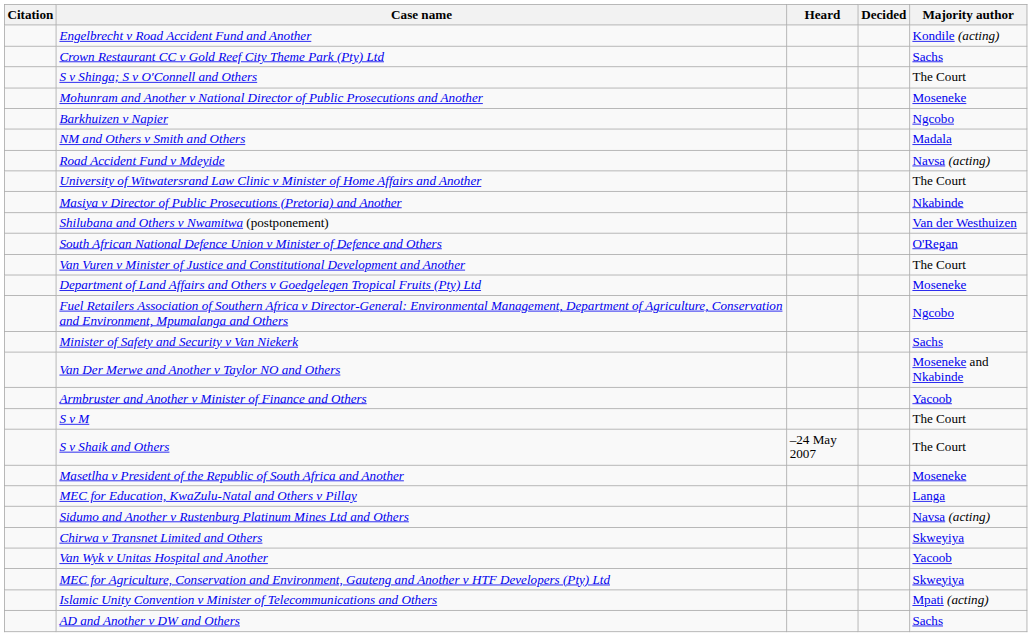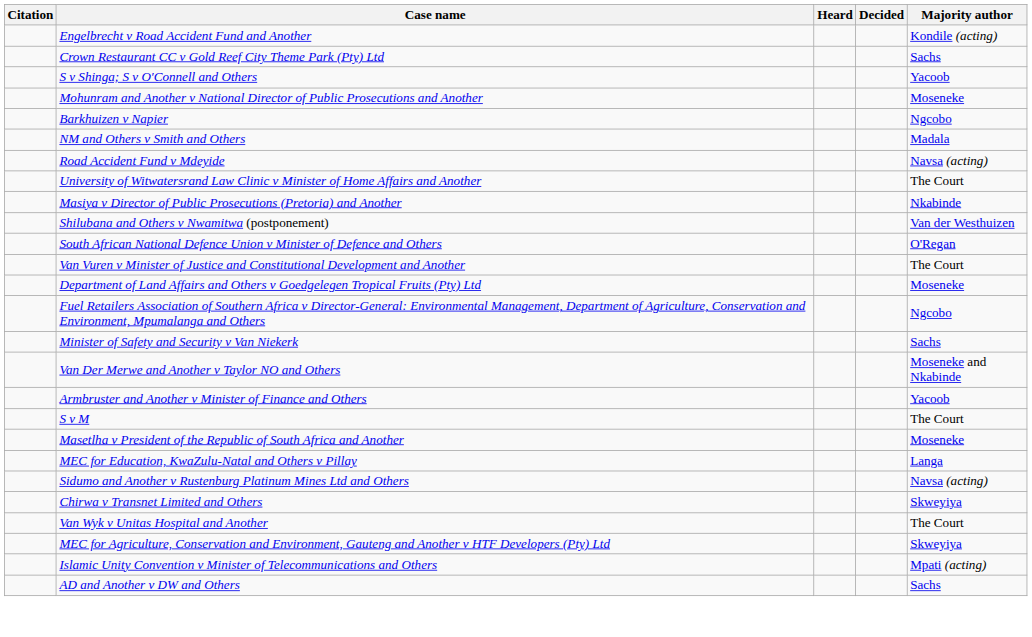(939, 77) The Court -> (930, 77) Yacoob
- row: (114, 447)
(932, 558) Yacoob -> (937, 522) The Court
